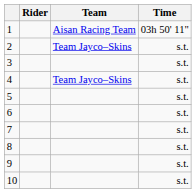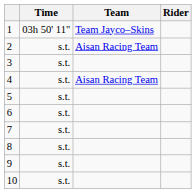columns swapped: (35, 12) <-> (165, 12)
(94, 29) Aisan Racing Team -> (114, 29) Team Jayco–Skins
(92, 46) Team Jayco–Skins -> (117, 46) Aisan Racing Team
(92, 79) Team Jayco–Skins -> (117, 79) Aisan Racing Team
